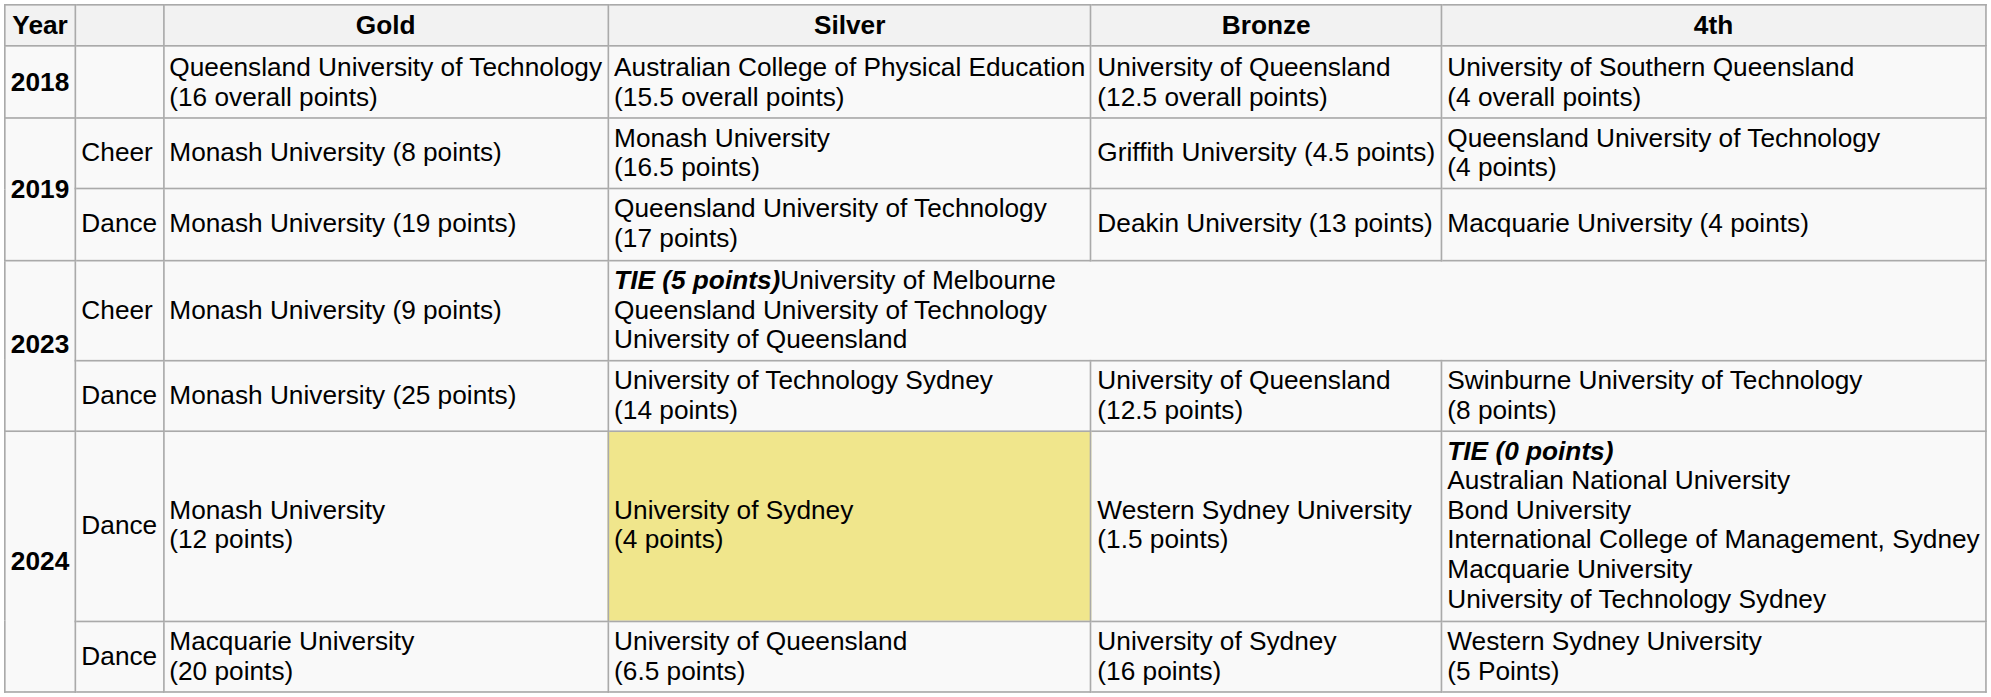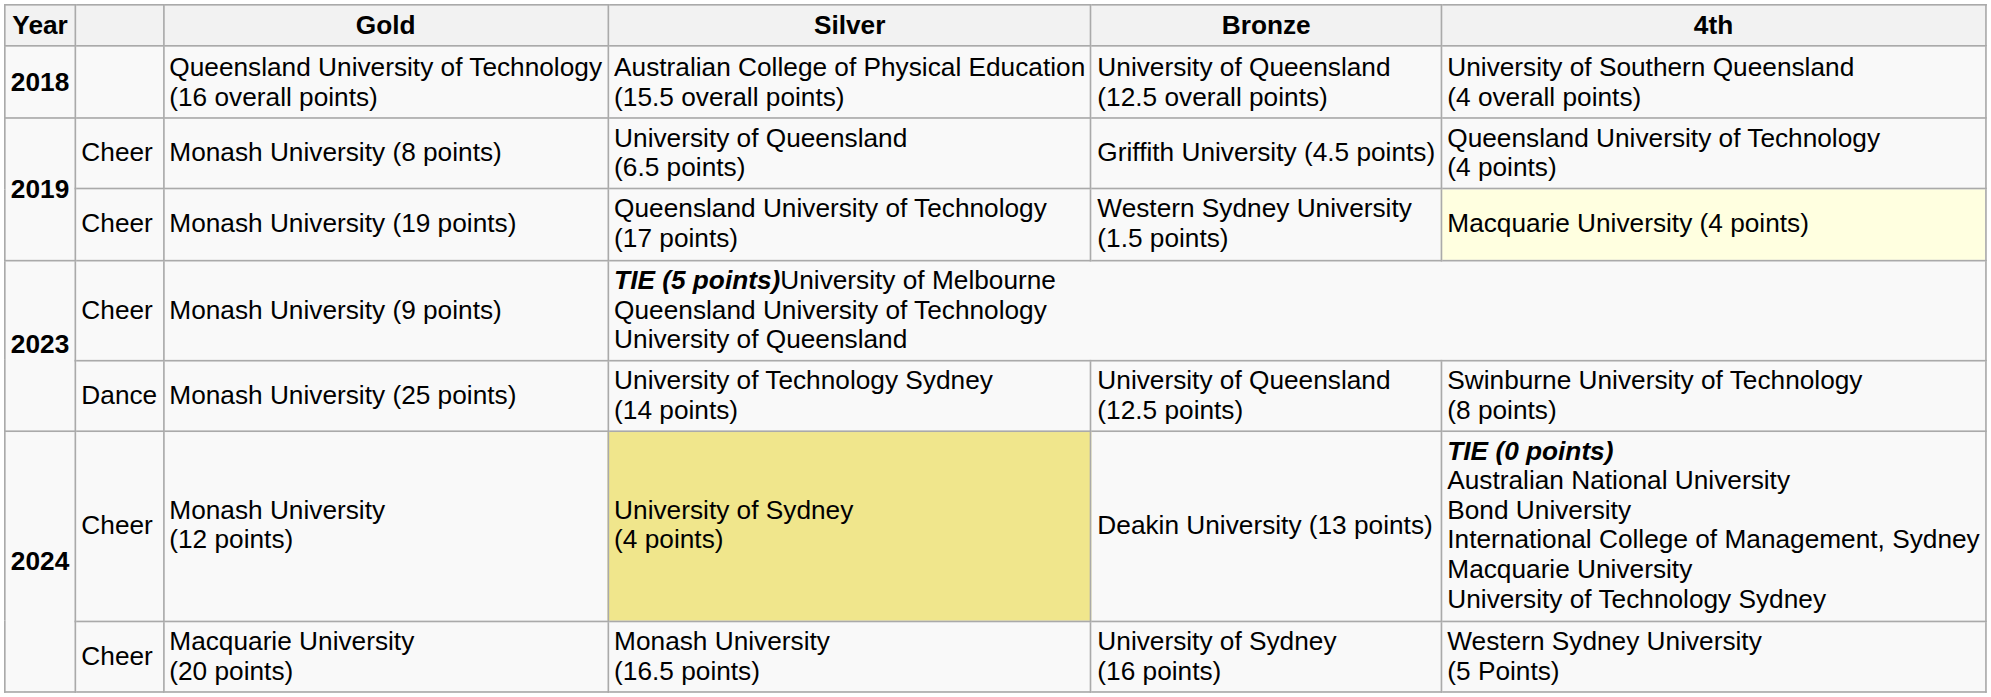(722, 152) Monash University (16.5 points) -> (761, 152) University of Queensland (6.5 points)
(119, 223) Dance -> (117, 223) Cheer
(1265, 223) Deakin University (13 points) -> (1255, 223) Western Sydney University (1.5 points)
(1628, 223) no background -> (1628, 223) lightyellow background
(119, 525) Dance -> (117, 525) Cheer
(1255, 525) Western Sydney University (1.5 points) -> (1265, 525) Deakin University (13 points)
(119, 656) Dance -> (117, 656) Cheer
(761, 656) University of Queensland (6.5 points) -> (722, 656) Monash University (16.5 points)
